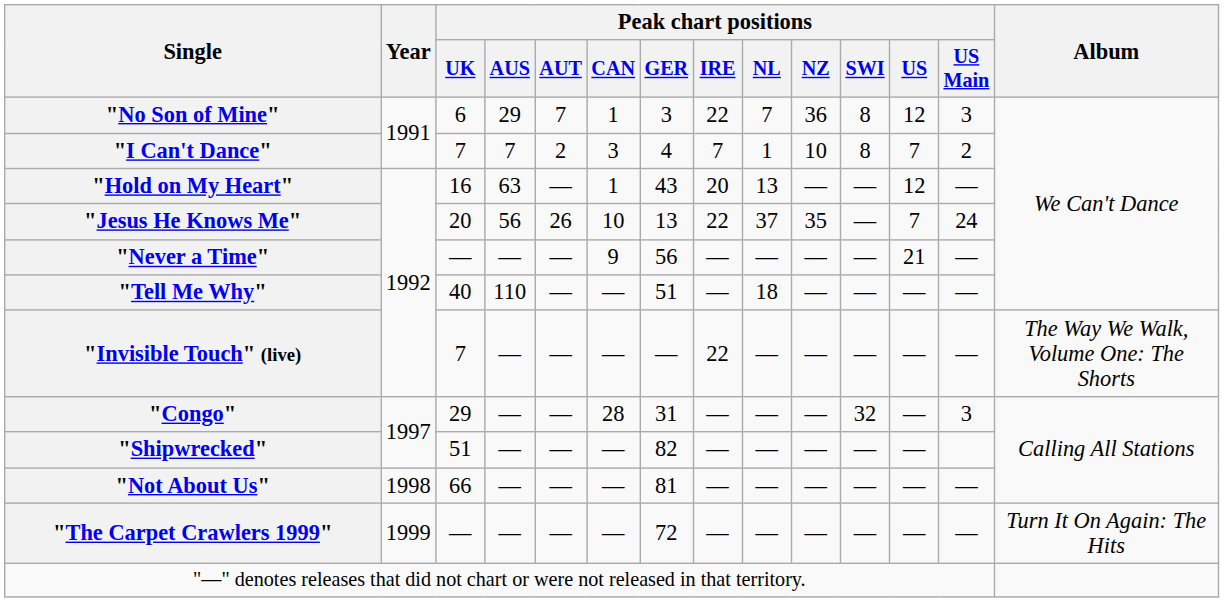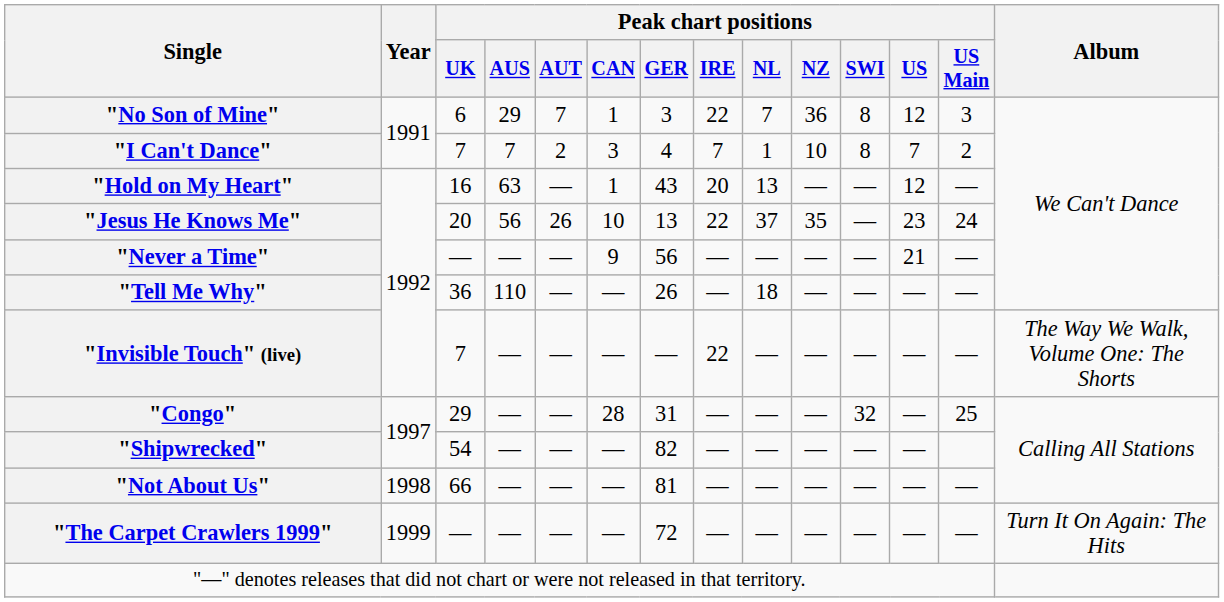(914, 221) 7 -> (914, 221) 23
(460, 292) 40 -> (460, 292) 36
(666, 292) 51 -> (666, 292) 26
(966, 413) 3 -> (966, 413) 25
(460, 449) 51 -> (460, 449) 54
